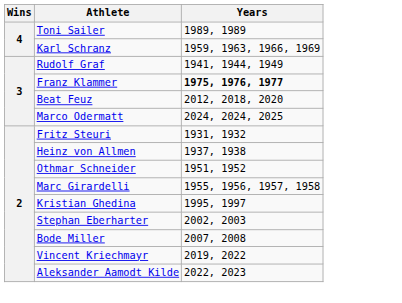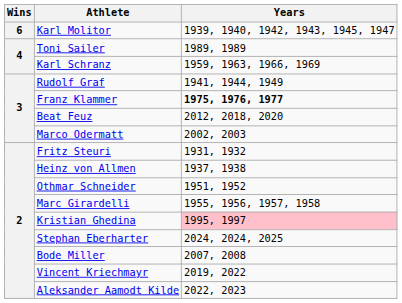+ row: (74, 30)
(234, 117) 2024, 2024, 2025 -> (215, 134) 2002, 2003
(215, 203) no background -> (215, 220) pink background
(215, 220) 2002, 2003 -> (234, 238) 2024, 2024, 2025
